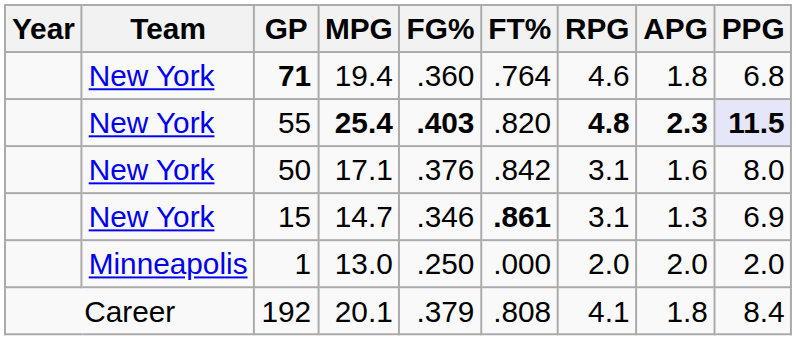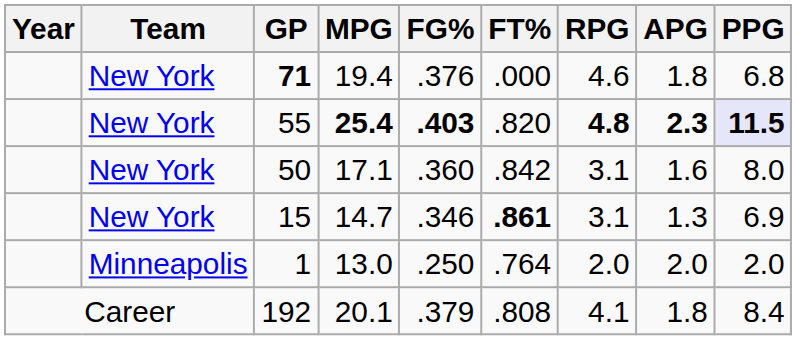(445, 76) .360 -> (445, 76) .376
(522, 76) .764 -> (522, 76) .000
(445, 170) .376 -> (445, 170) .360
(522, 265) .000 -> (522, 265) .764
